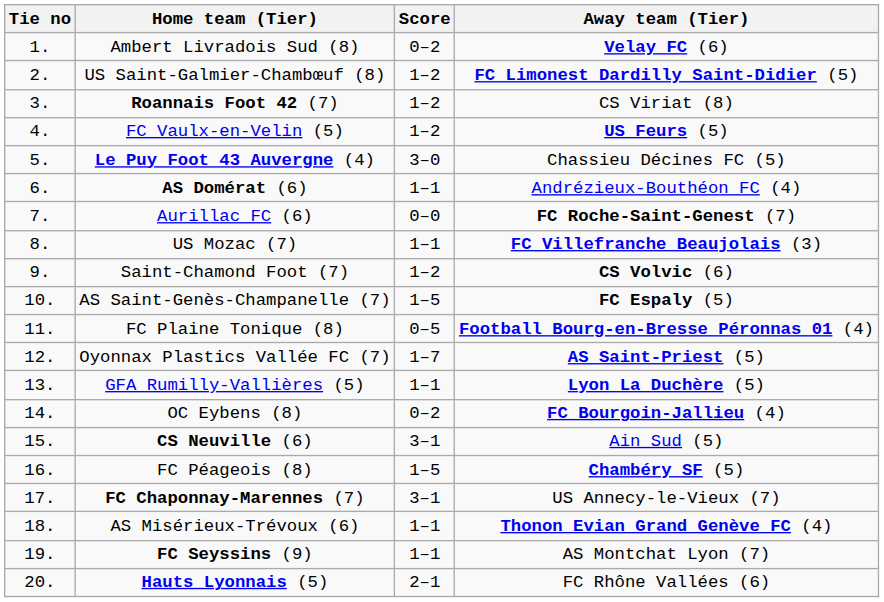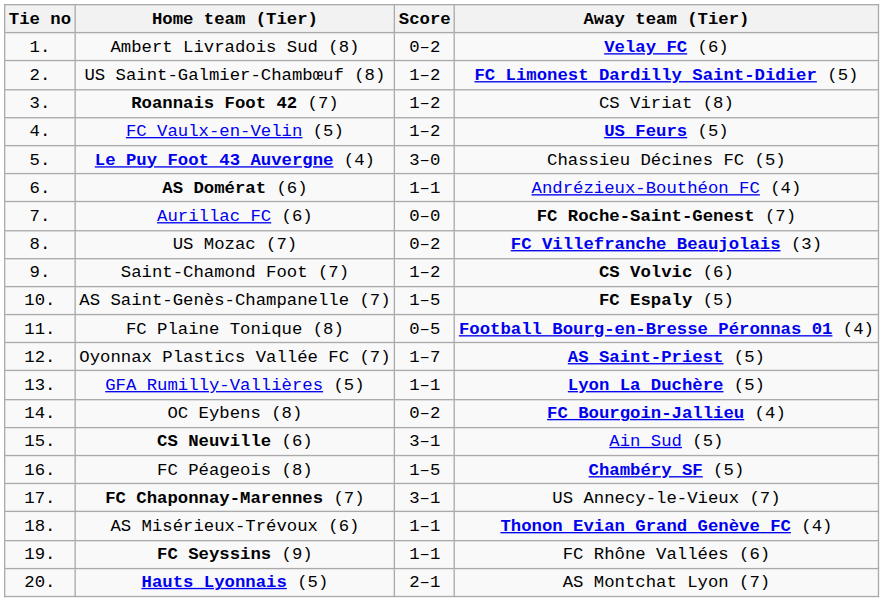(425, 244) 1–1 -> (425, 244) 0–2
(666, 554) AS Montchat Lyon (7) -> (666, 554) FC Rhône Vallées (6)
(666, 582) FC Rhône Vallées (6) -> (666, 582) AS Montchat Lyon (7)
